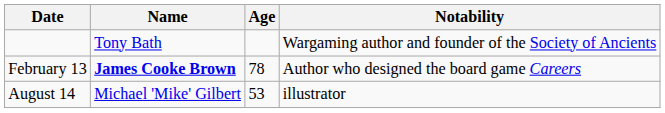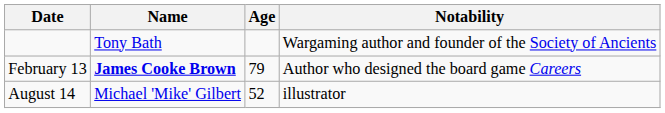(256, 68) 78 -> (256, 68) 79
(256, 94) 53 -> (256, 94) 52
